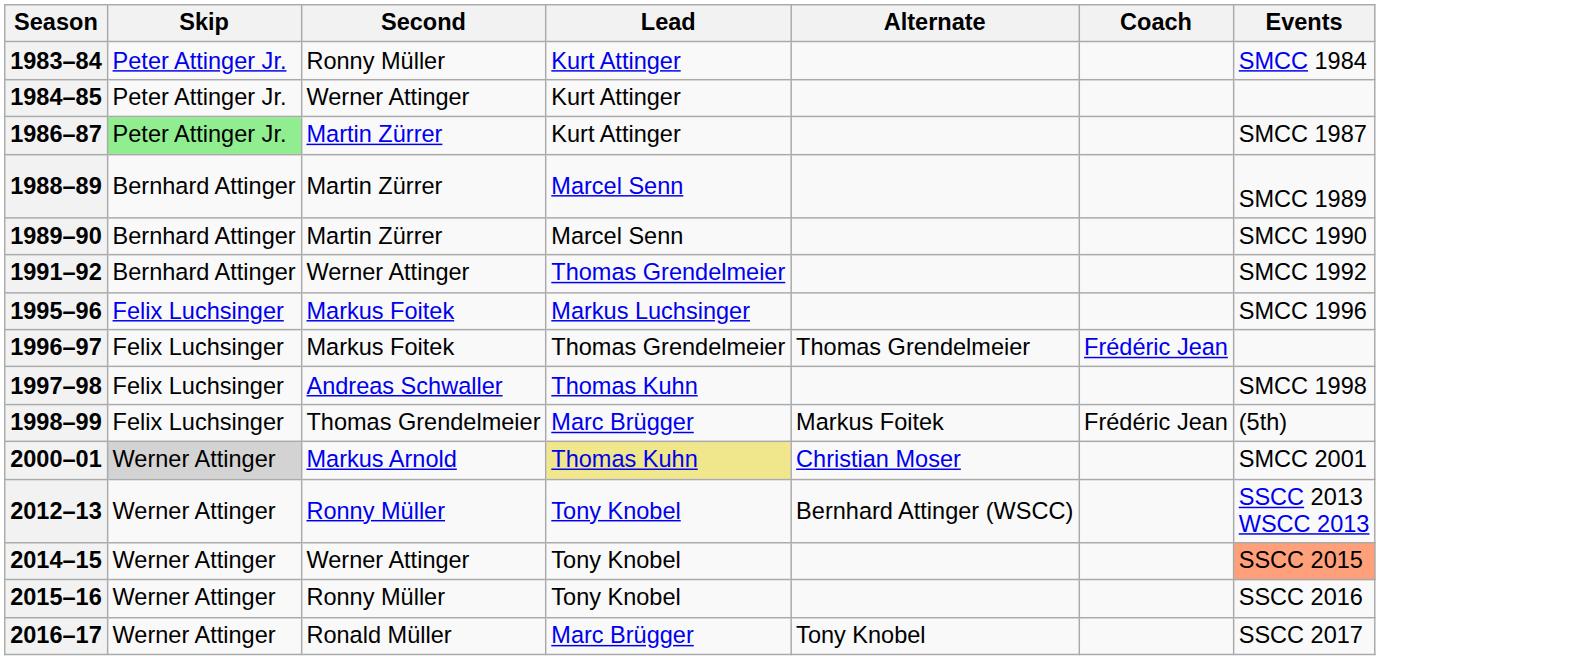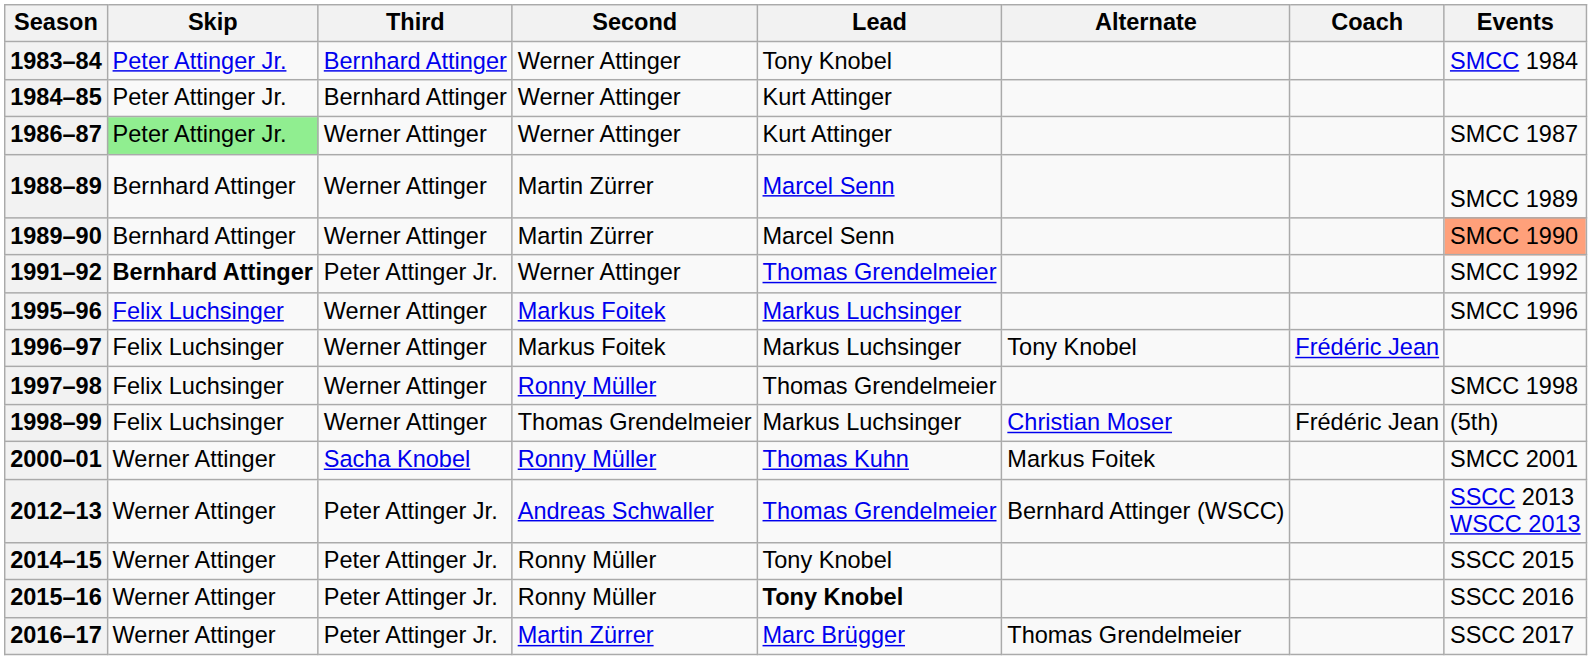+ column: (415, 23)
(376, 60) Ronny Müller -> (599, 60) Werner Attinger
(616, 60) Kurt Attinger -> (827, 60) Tony Knobel
(374, 135) Martin Zürrer -> (599, 135) Werner Attinger
(1303, 236) no background -> (1514, 236) lightsalmon background
(204, 273) normal -> (213, 273) bold
(668, 348) Thomas Grendelmeier -> (862, 348) Markus Luchsinger
(913, 348) Thomas Grendelmeier -> (1072, 348) Tony Knobel
(405, 385) Andreas Schwaller -> (587, 385) Ronny Müller
(625, 385) Thomas Kuhn -> (880, 385) Thomas Grendelmeier
(623, 422) Marc Brügger -> (862, 422) Markus Luchsinger
(870, 422) Markus Foitek -> (1090, 422) Christian Moser
(194, 459) lightgrey background -> (194, 459) no background
(382, 459) Markus Arnold -> (587, 459) Ronny Müller
(625, 459) khaki background -> (836, 459) no background
(878, 459) Christian Moser -> (1081, 459) Markus Foitek
(376, 510) Ronny Müller -> (616, 510) Andreas Schwaller
(616, 510) Tony Knobel -> (880, 510) Thomas Grendelmeier
(388, 560) Werner Attinger -> (587, 560) Ronny Müller
(1301, 560) lightsalmon background -> (1512, 560) no background
(616, 598) normal -> (833, 598) bold
(379, 635) Ronald Müller -> (586, 635) Martin Zürrer
(861, 635) Tony Knobel -> (1124, 635) Thomas Grendelmeier
